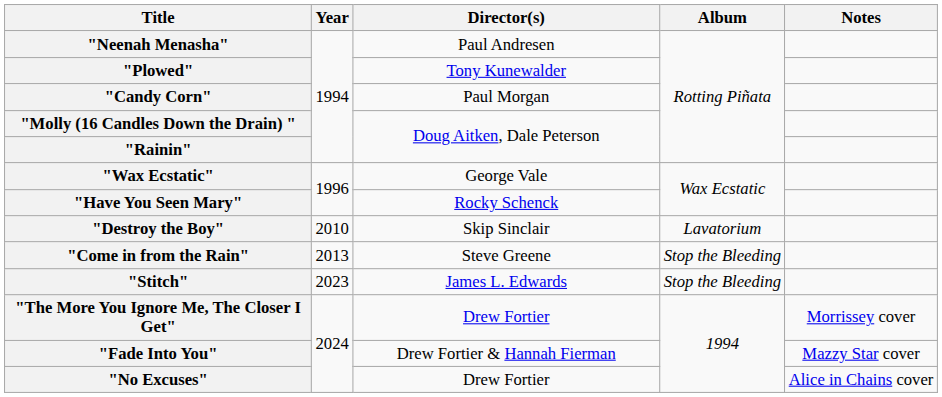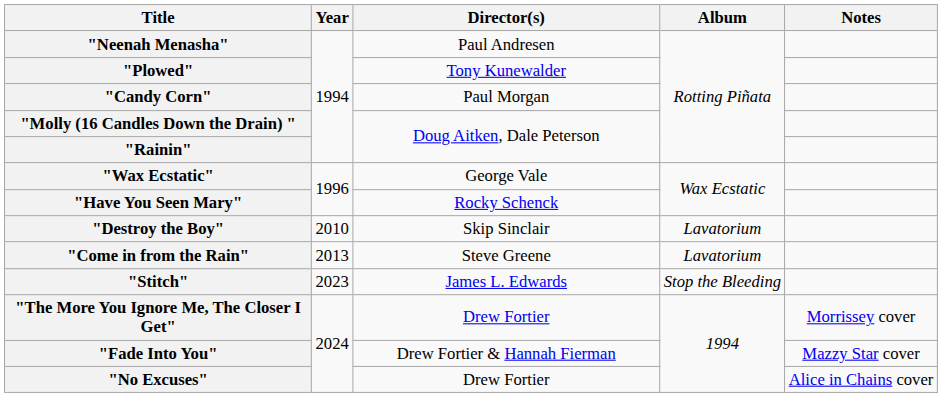(722, 255) Stop the Bleeding -> (722, 255) Lavatorium
